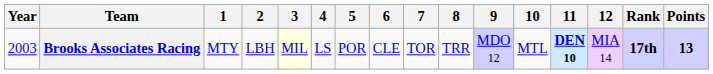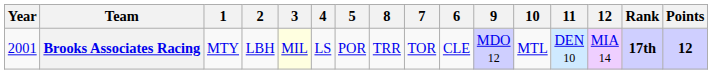columns swapped: (386, 16) <-> (456, 16)
(22, 48) 2003 -> (22, 48) 2001
(570, 48) bold -> (569, 48) normal
(686, 48) 13 -> (685, 48) 12
